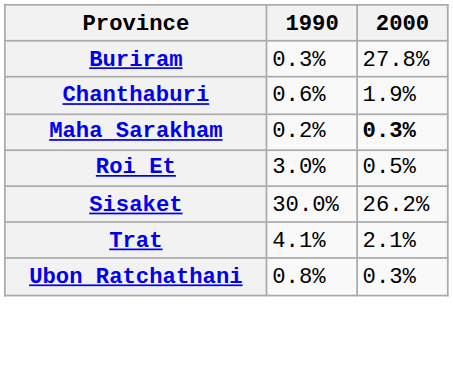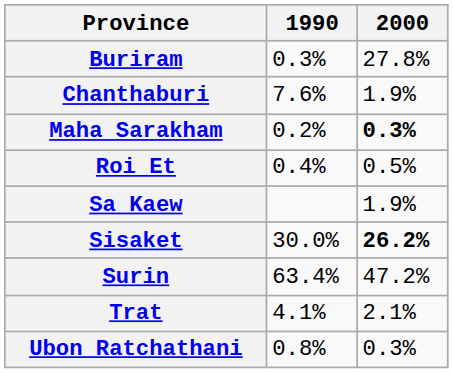(299, 95) 0.6% -> (299, 95) 7.6%
(299, 168) 3.0% -> (299, 168) 0.4%
+ row: (136, 204)
(396, 204) normal -> (396, 240) bold
+ row: (136, 277)
